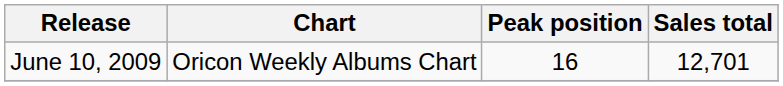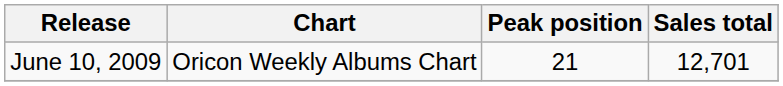(565, 61) 16 -> (565, 61) 21
